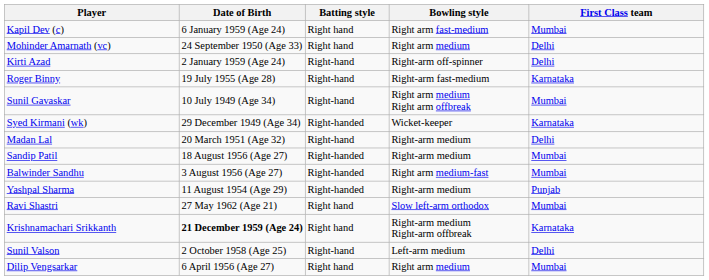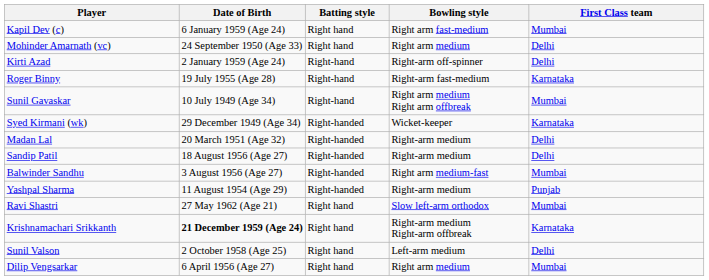(331, 139) Right-hand -> (336, 139) Right-handed
(549, 156) Mumbai -> (543, 156) Delhi
(331, 250) Right-hand -> (330, 250) Right hand
